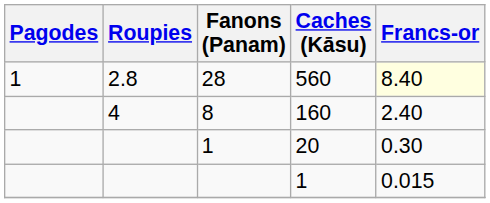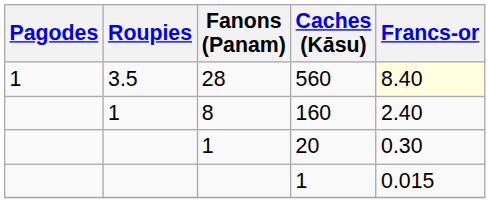(123, 79) 2.8 -> (123, 79) 3.5
(114, 112) 4 -> (114, 112) 1
